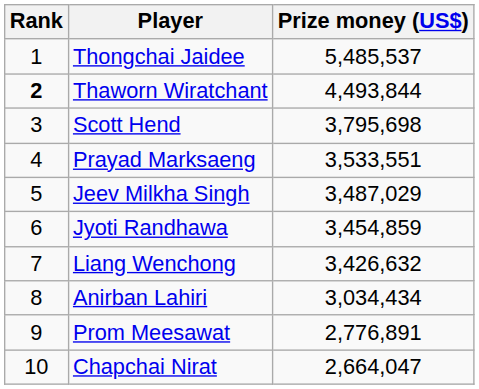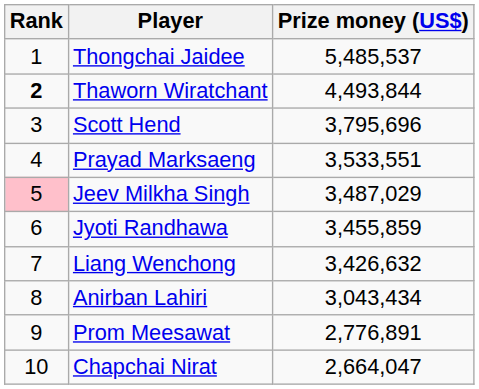(373, 125) 3,795,698 -> (373, 125) 3,795,696
(36, 194) no background -> (36, 194) pink background
(373, 228) 3,454,859 -> (373, 228) 3,455,859
(373, 297) 3,034,434 -> (373, 297) 3,043,434
